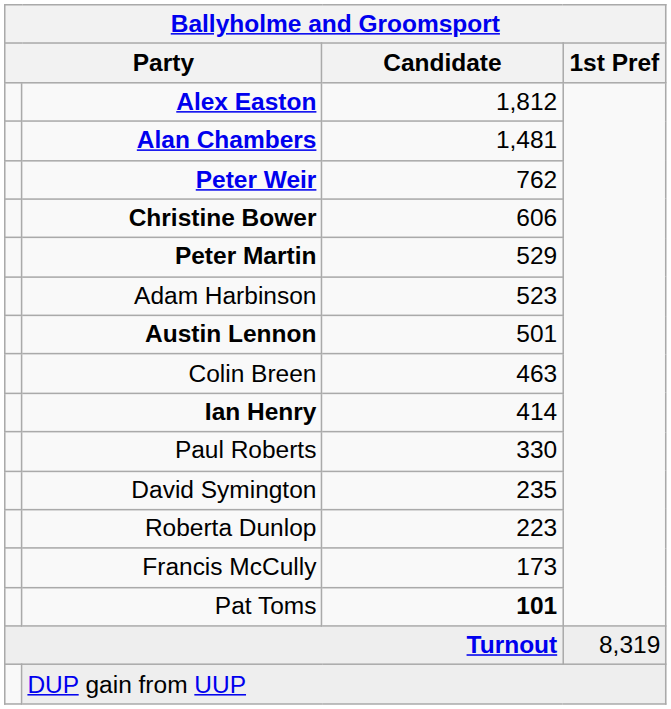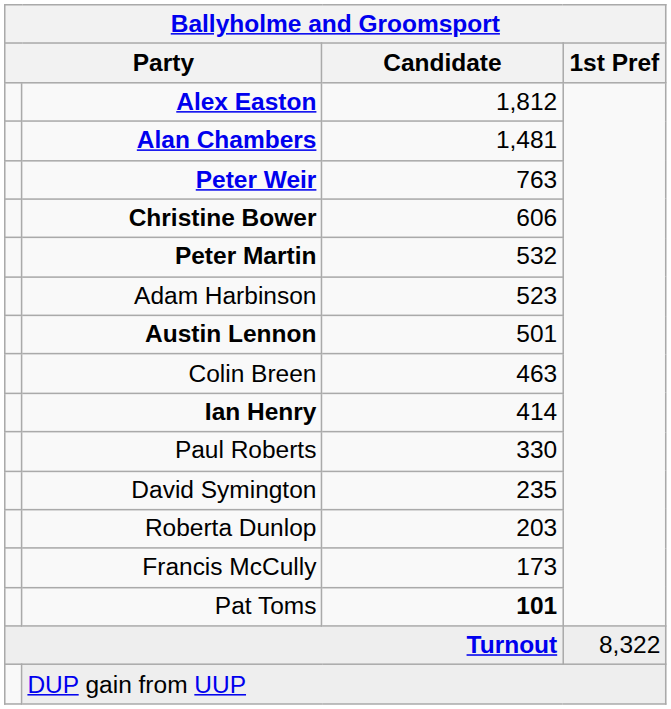(537, 179) 762 -> (537, 179) 763
(537, 256) 529 -> (537, 256) 532
(537, 528) 223 -> (537, 528) 203
(630, 645) 8,319 -> (630, 645) 8,322
